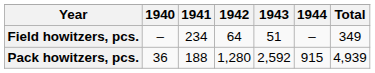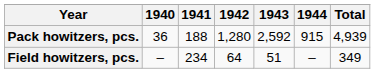rows swapped: (73, 57) <-> (73, 36)
